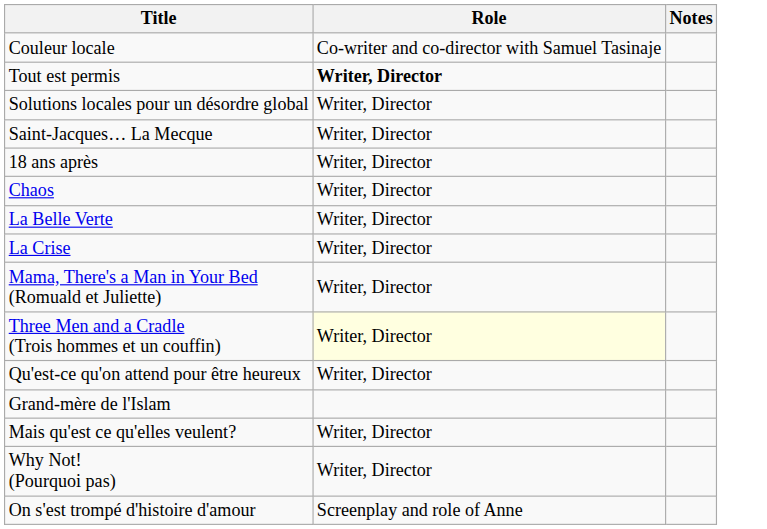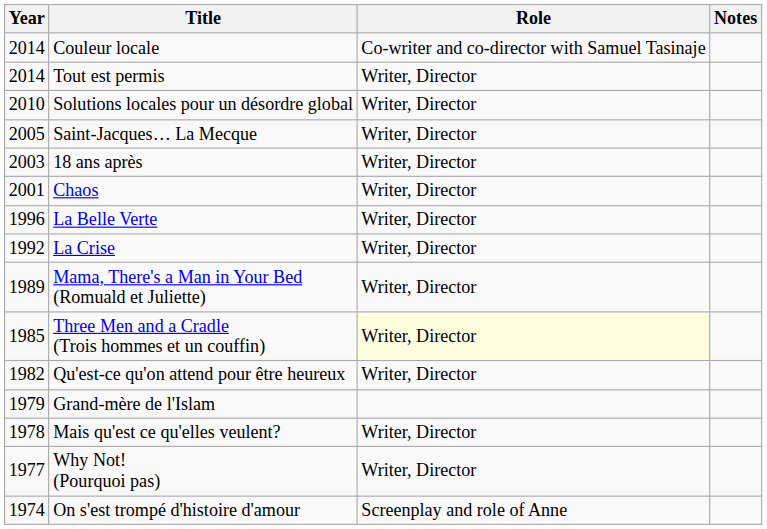+ column: (27, 18)
(379, 76) bold -> (419, 76) normal
